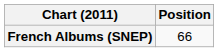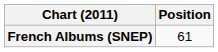(185, 36) 66 -> (185, 36) 61
